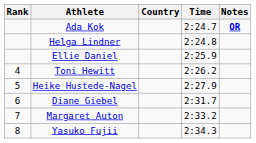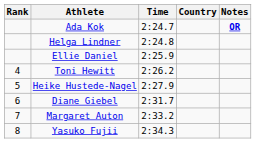columns swapped: (160, 12) <-> (200, 12)
